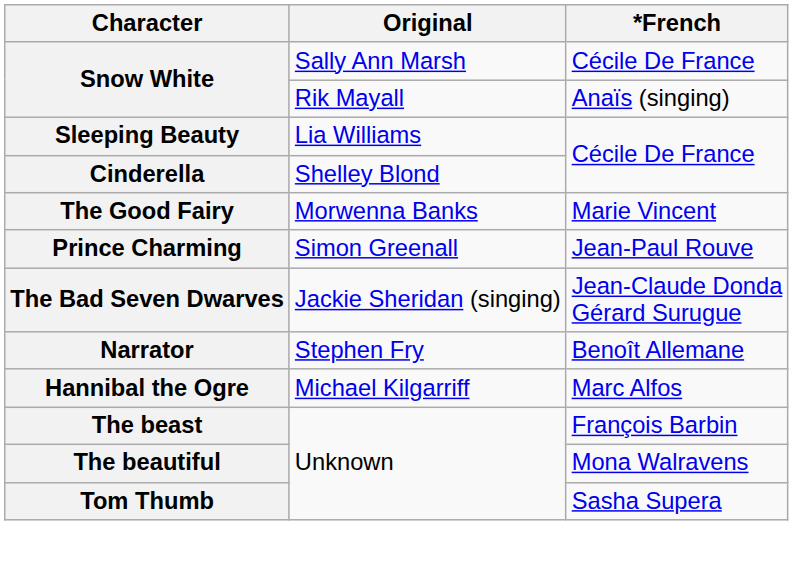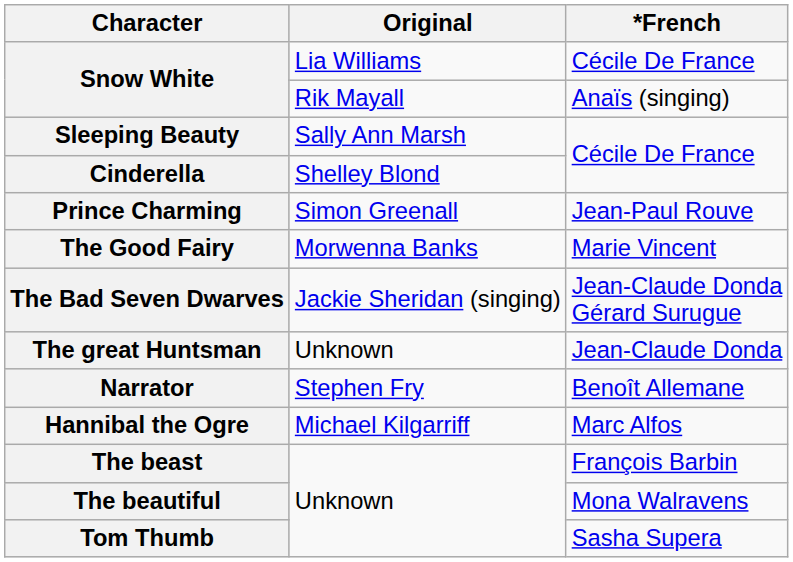(380, 60) Sally Ann Marsh -> (358, 60) Lia Williams
(358, 135) Lia Williams -> (380, 135) Sally Ann Marsh
rows swapped: (147, 248) <-> (147, 211)
+ row: (147, 350)
